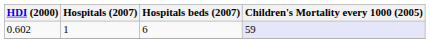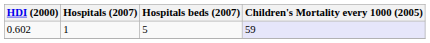(145, 30) 6 -> (145, 30) 5
